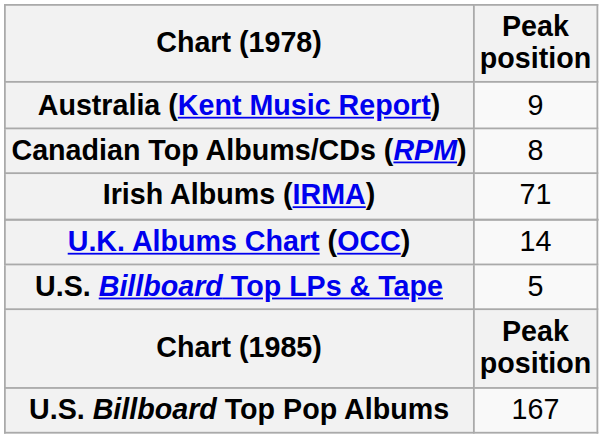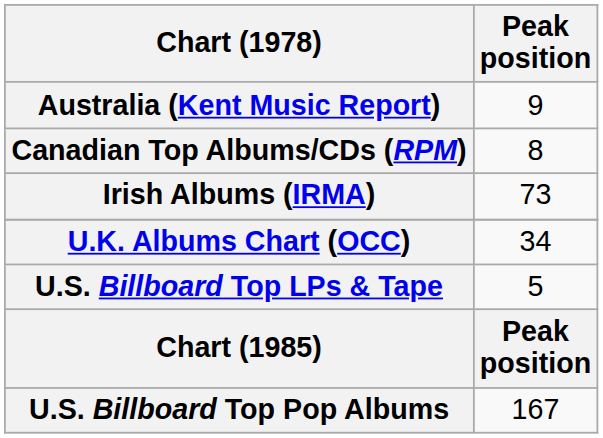(535, 195) 71 -> (535, 195) 73
(535, 241) 14 -> (535, 241) 34
